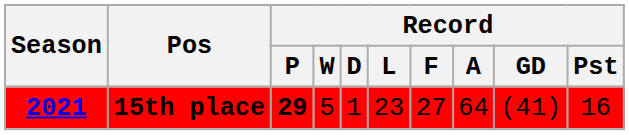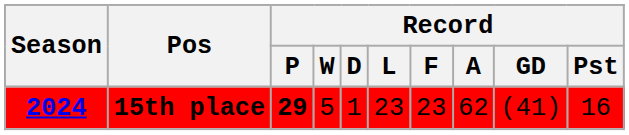(56, 108) 2021 -> (56, 108) 2024
(431, 108) 27 -> (431, 108) 23
(473, 108) 64 -> (473, 108) 62
